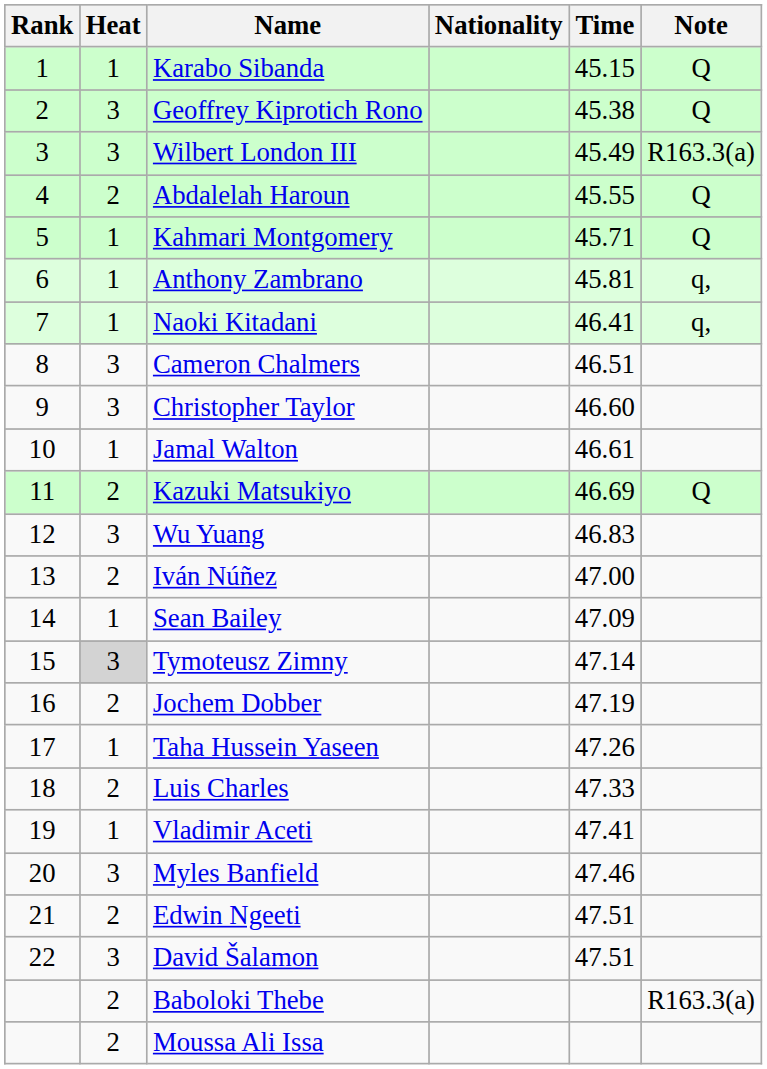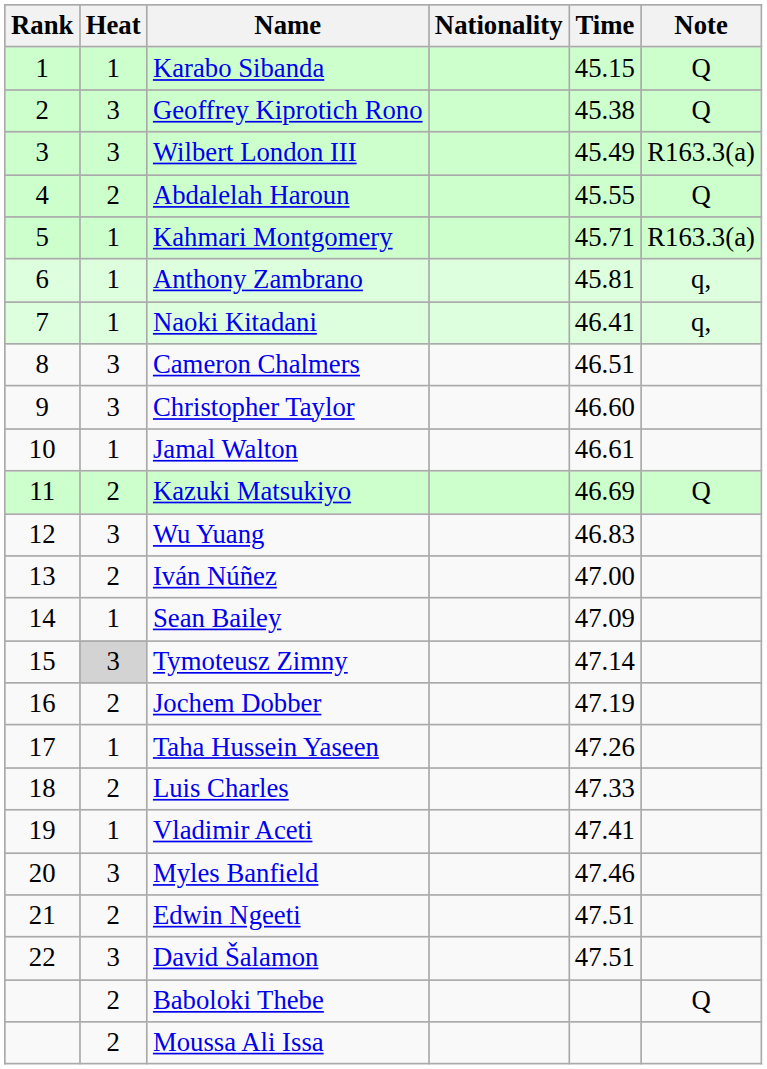(701, 237) Q -> (701, 237) R163.3(a)
(701, 1000) R163.3(a) -> (701, 1000) Q
